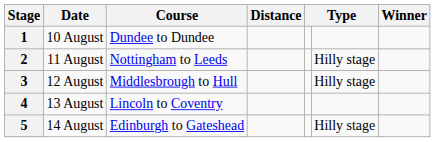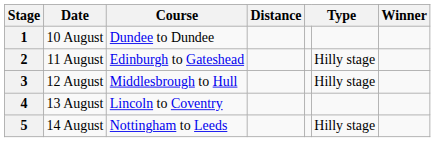(169, 59) Nottingham to Leeds -> (177, 59) Edinburgh to Gateshead
(177, 125) Edinburgh to Gateshead -> (169, 125) Nottingham to Leeds
